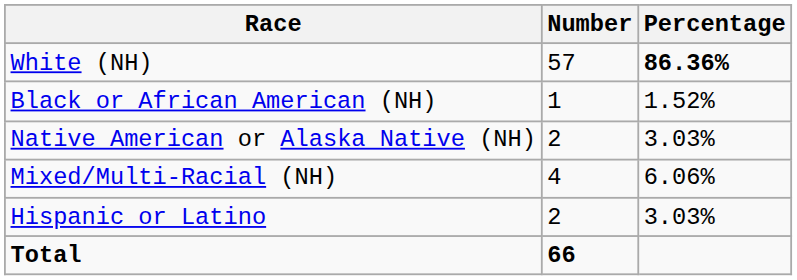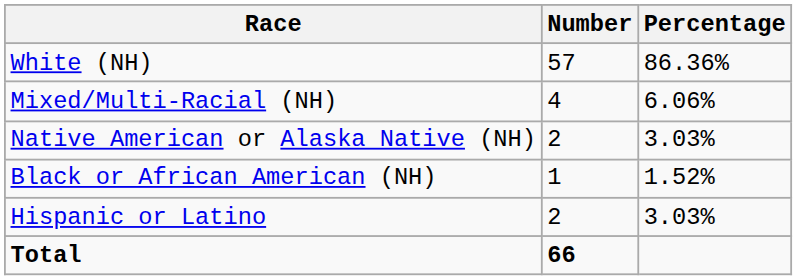(686, 63) bold -> (686, 63) normal
rows swapped: (224, 101) <-> (174, 178)
